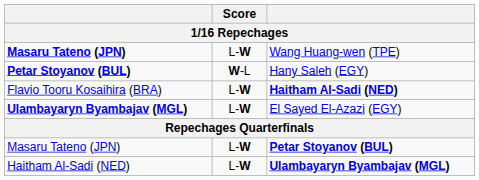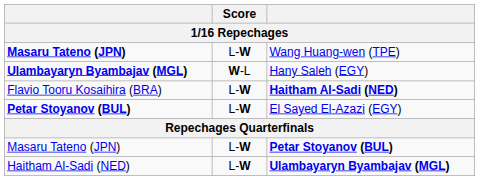(69, 71) Petar Stoyanov (BUL) -> (97, 71) Ulambayaryn Byambajav (MGL)
(97, 109) Ulambayaryn Byambajav (MGL) -> (69, 109) Petar Stoyanov (BUL)
